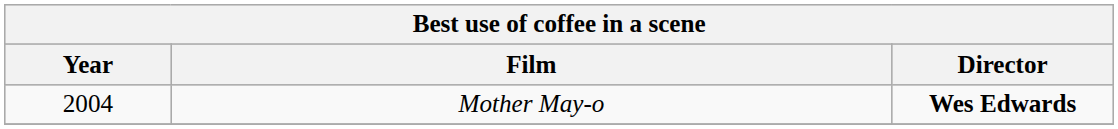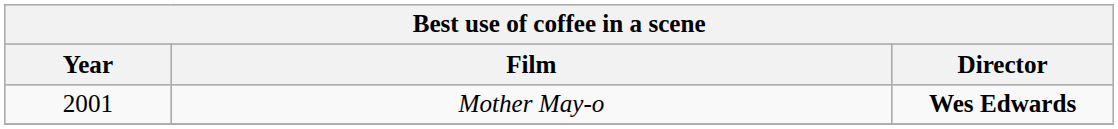(88, 104) 2004 -> (88, 104) 2001
